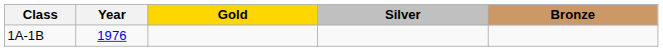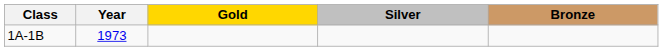(112, 35) 1976 -> (112, 35) 1973
